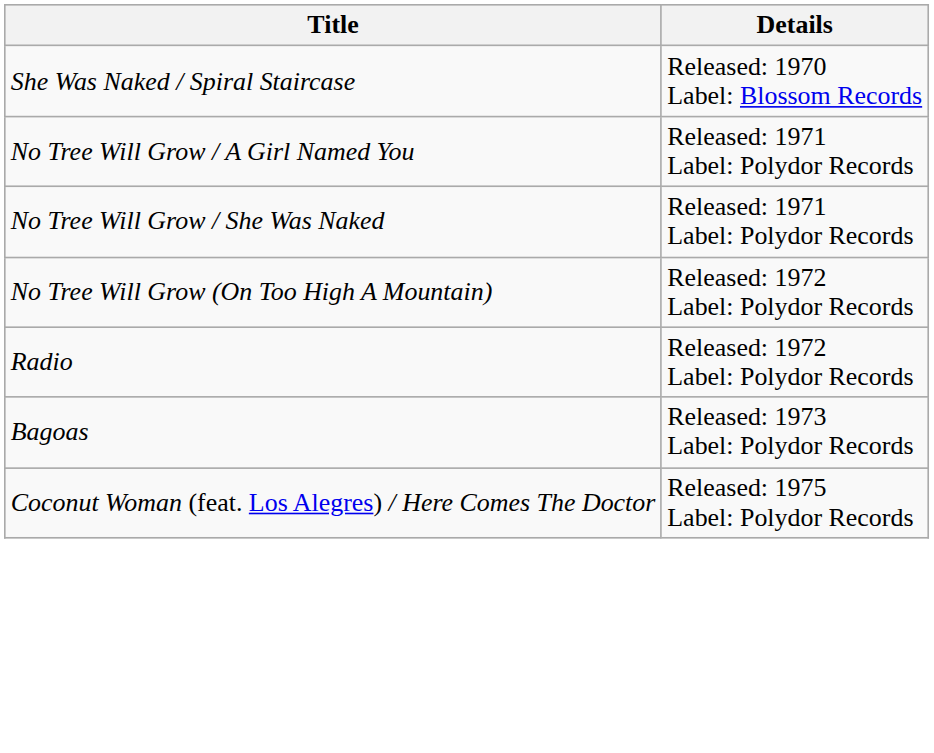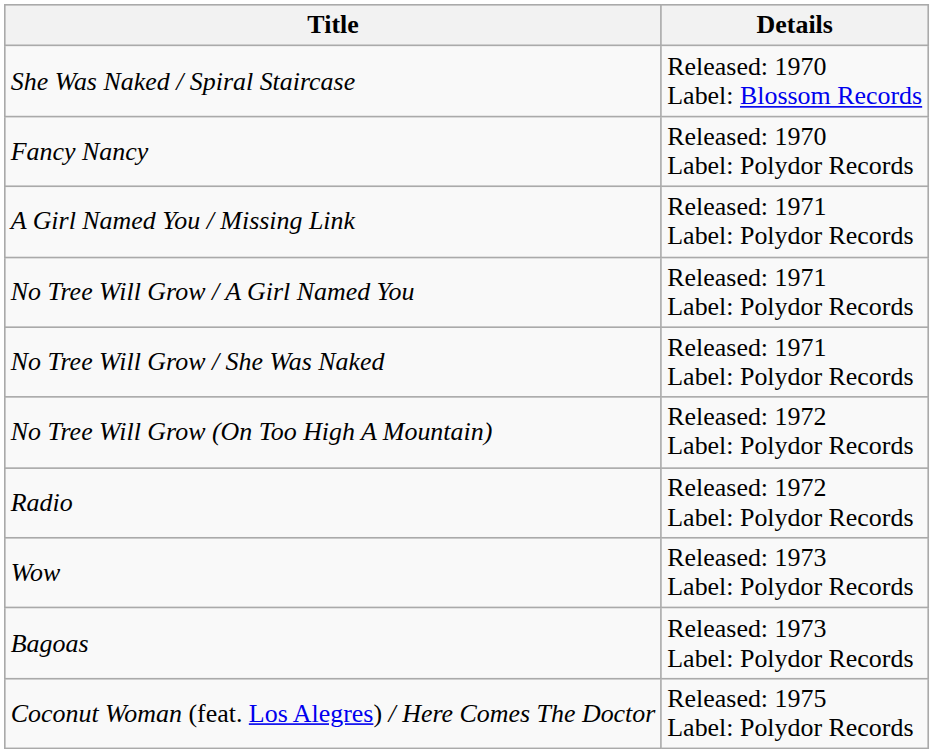+ row: (80, 151)
+ row: (183, 221)
+ row: (36, 572)
